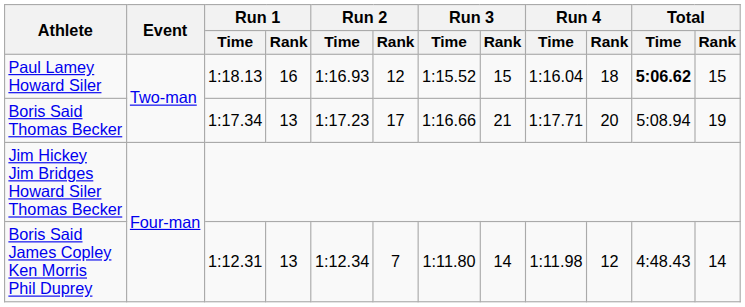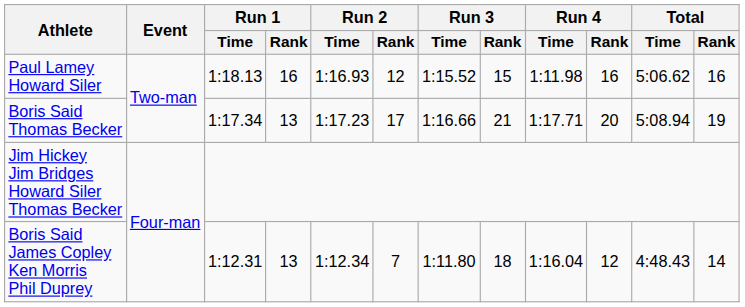(556, 77) 1:16.04 -> (556, 77) 1:11.98
(609, 77) 18 -> (609, 77) 16
(663, 77) bold -> (663, 77) normal
(717, 77) 15 -> (716, 77) 16
(502, 262) 14 -> (502, 262) 18
(556, 262) 1:11.98 -> (556, 262) 1:16.04
